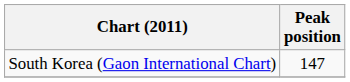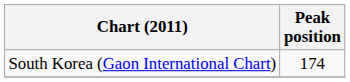(312, 63) 147 -> (312, 63) 174
